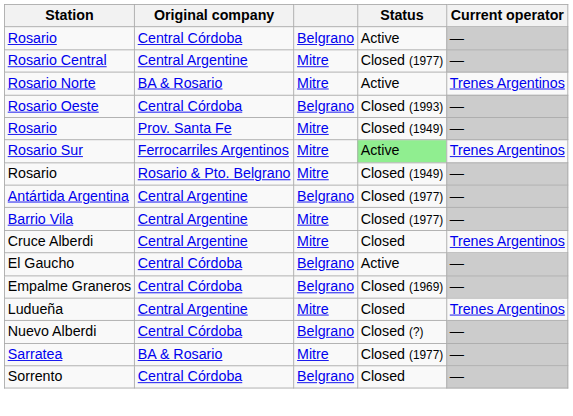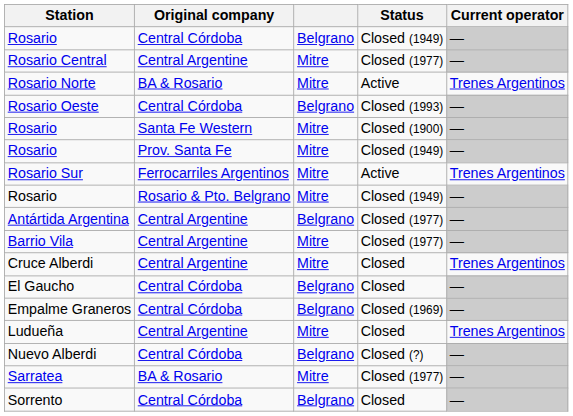(380, 38) Active -> (402, 38) Closed (1949)
+ row: (32, 128)
(380, 151) lightgreen background -> (380, 173) no background
(380, 264) Active -> (383, 286) Closed
